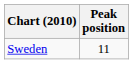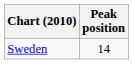(104, 48) 11 -> (104, 48) 14
